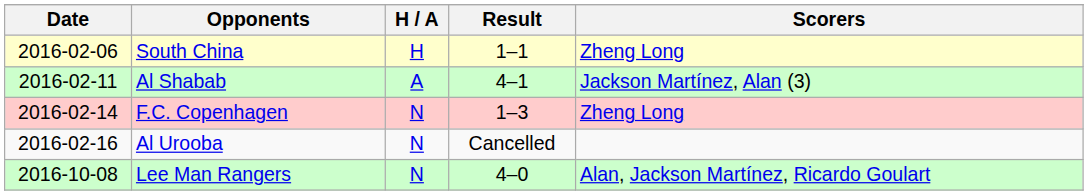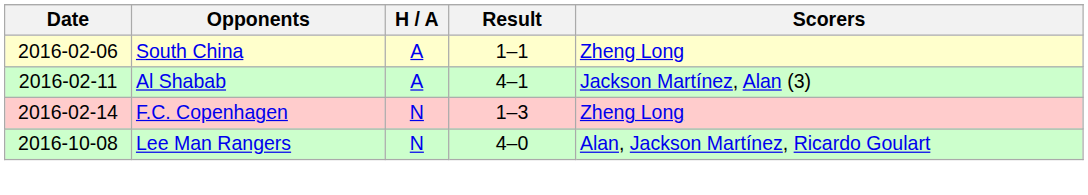(417, 50) H -> (417, 50) A
- row: (179, 143)
